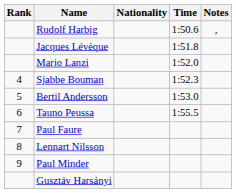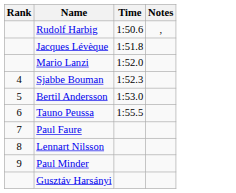- column: (142, 12)
